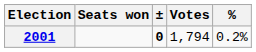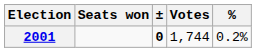(190, 37) 1,794 -> (190, 37) 1,744
